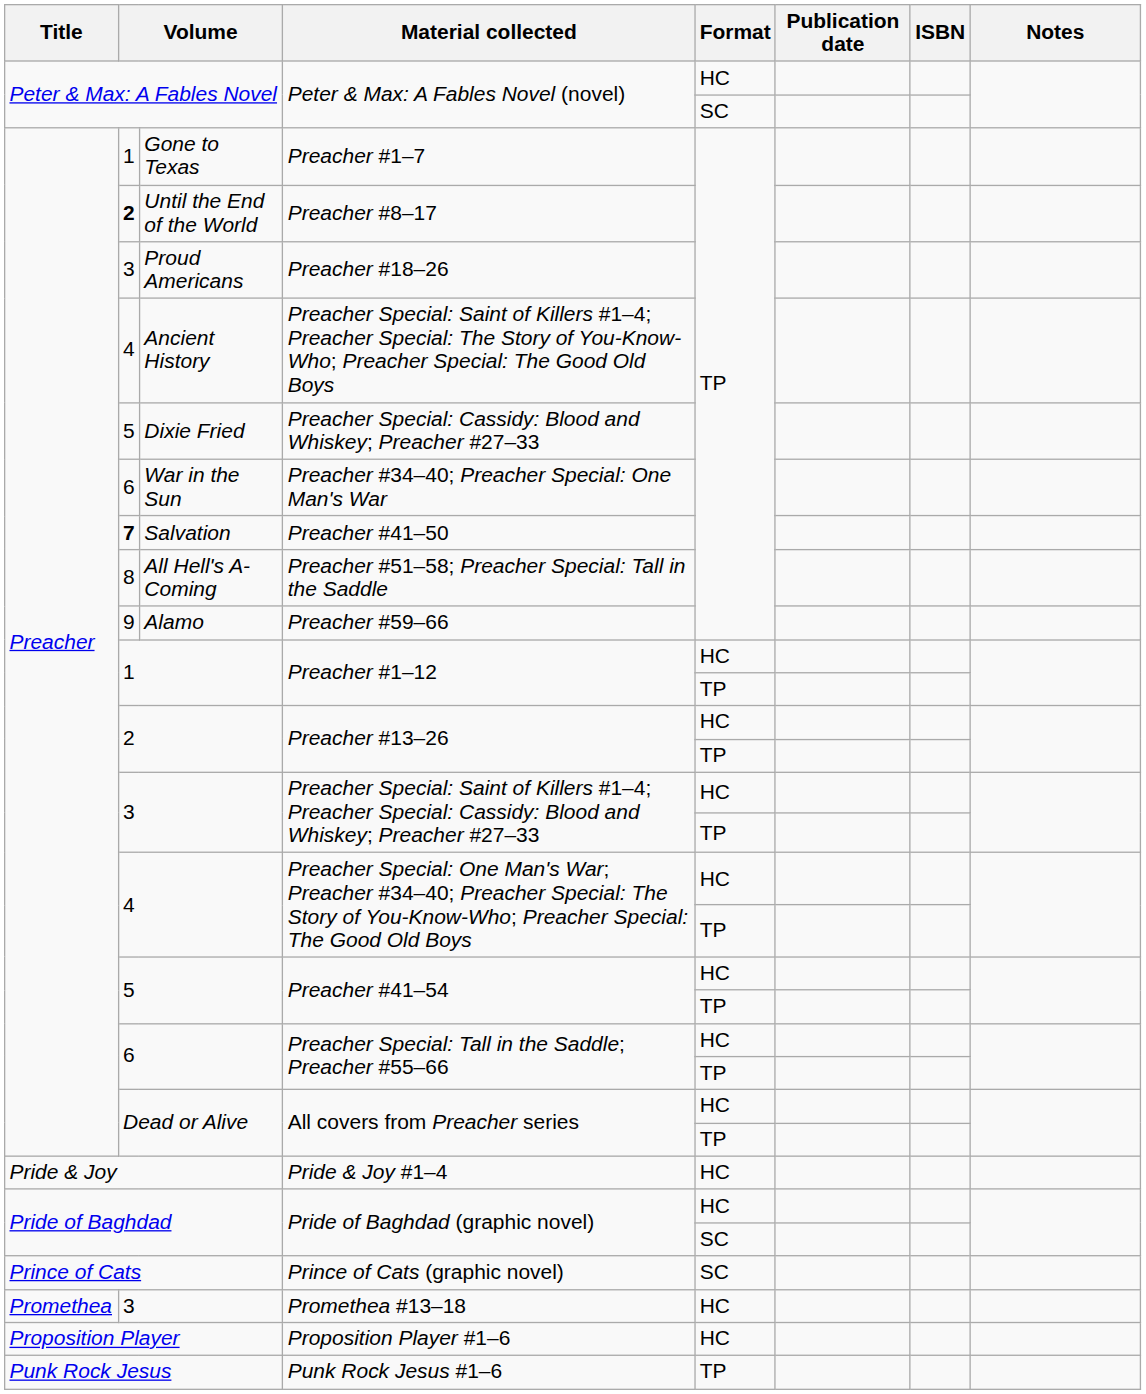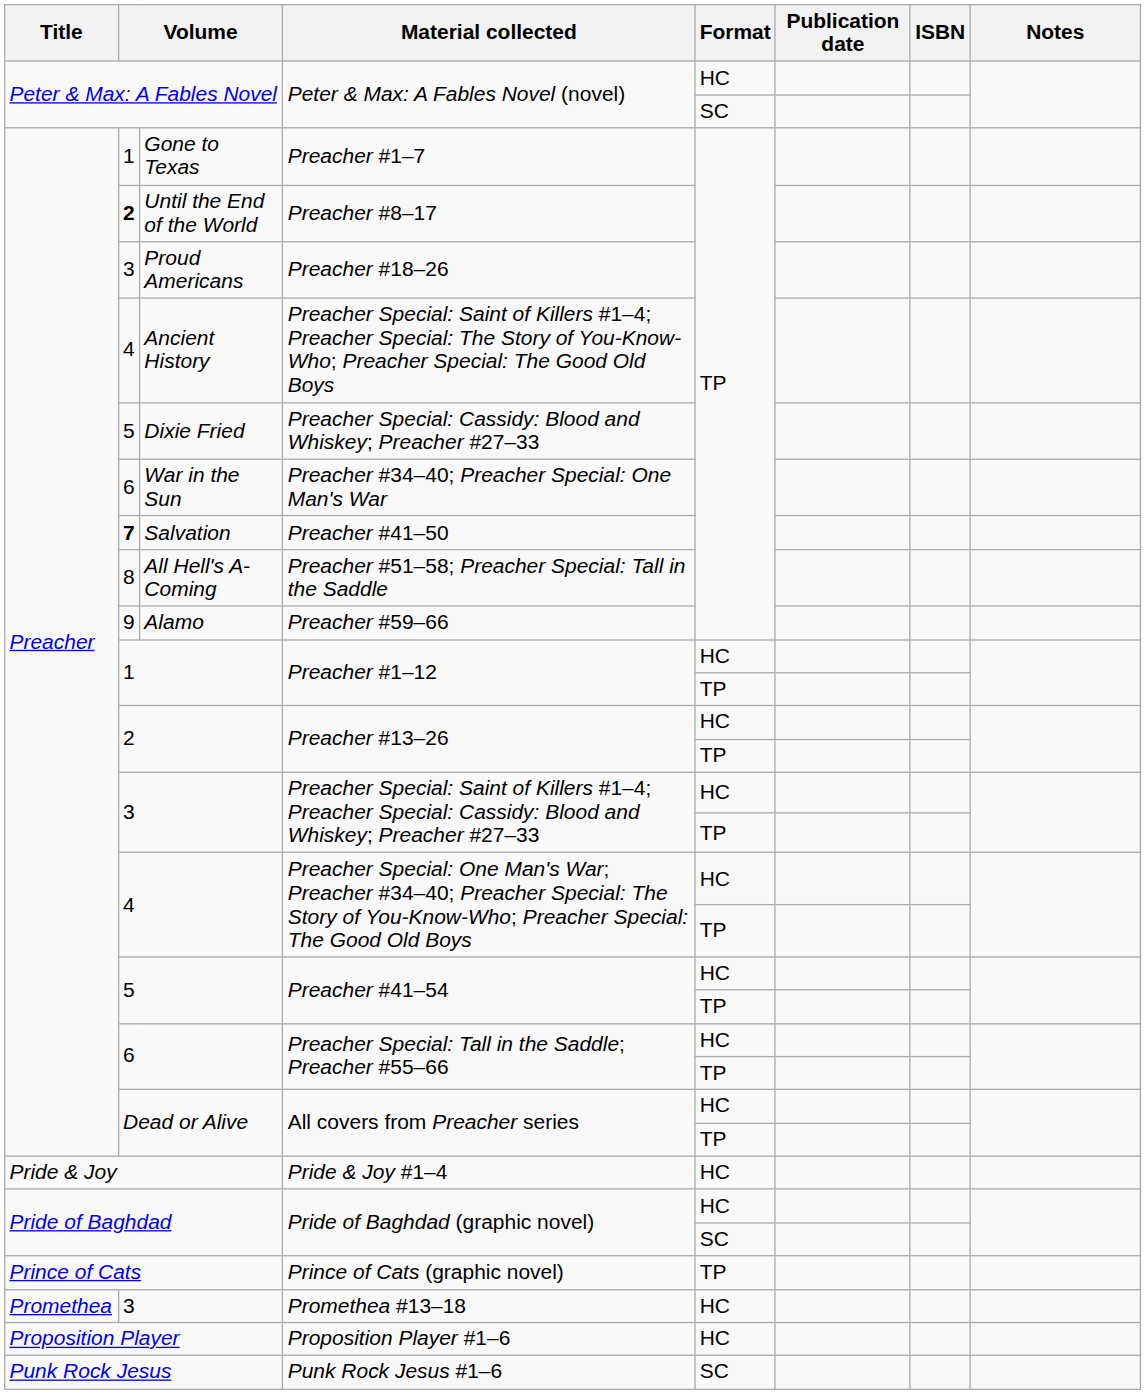(714, 1272) SC -> (713, 1272) TP
(713, 1372) TP -> (714, 1372) SC
